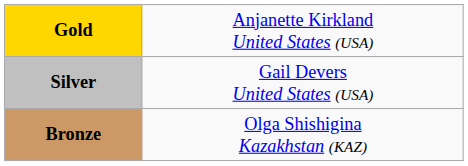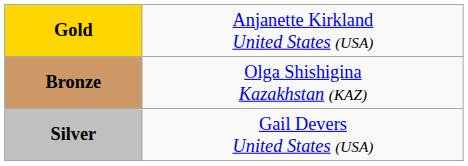rows swapped: (73, 82) <-> (73, 134)
